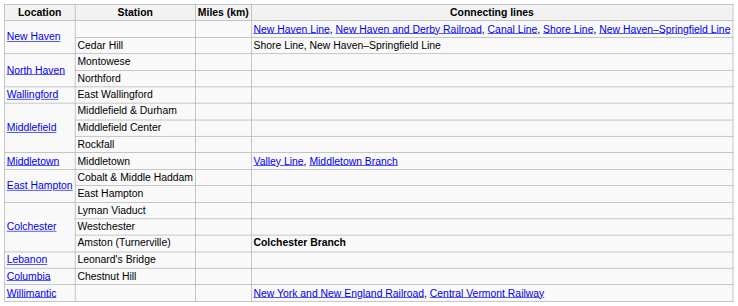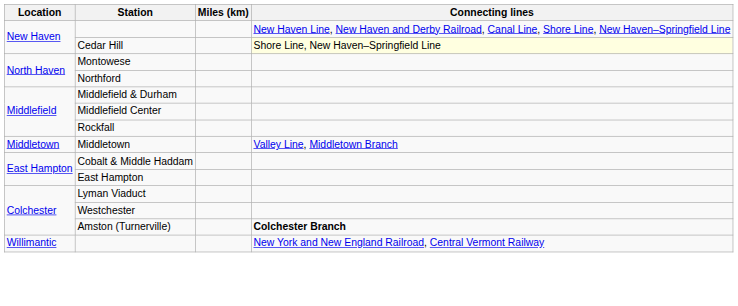(347, 45) no background -> (347, 45) lightyellow background
- row: (33, 95)
- row: (27, 260)
- row: (29, 276)
